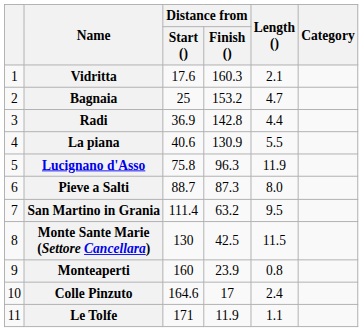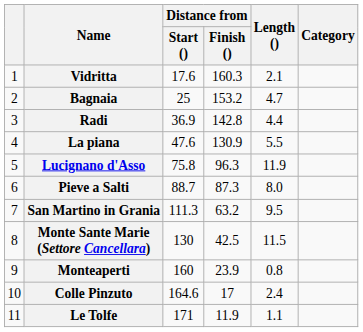(183, 143) 40.6 -> (183, 143) 47.6
(183, 210) 111.4 -> (183, 210) 111.3
